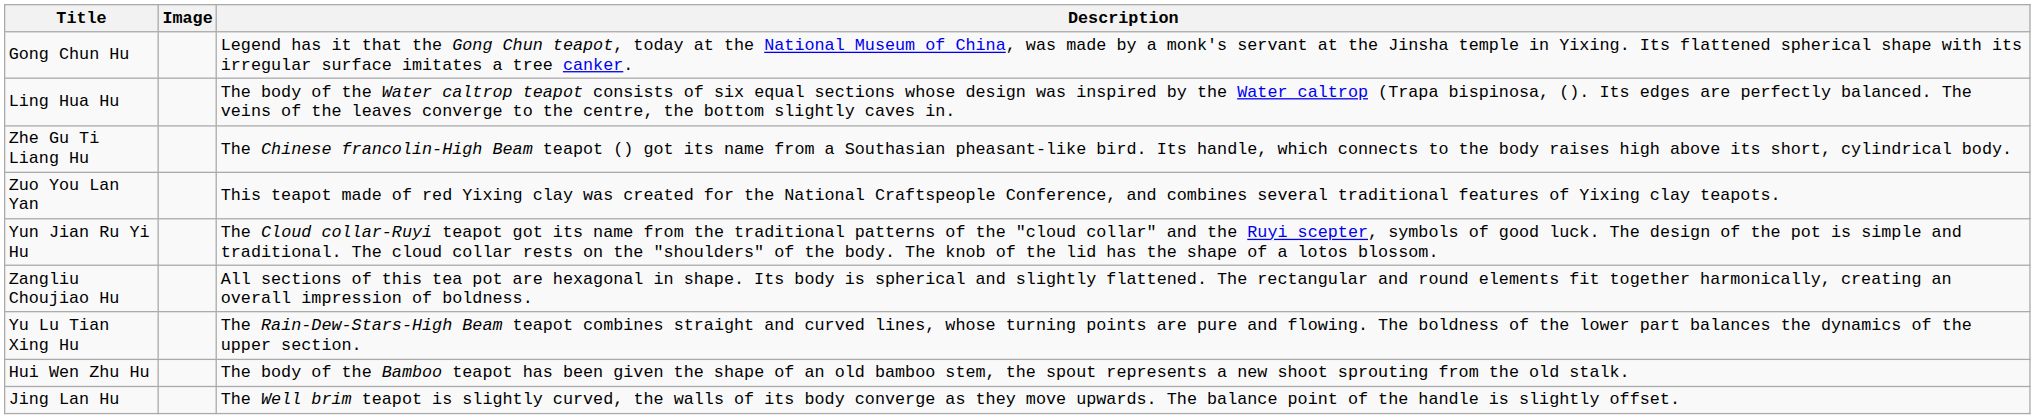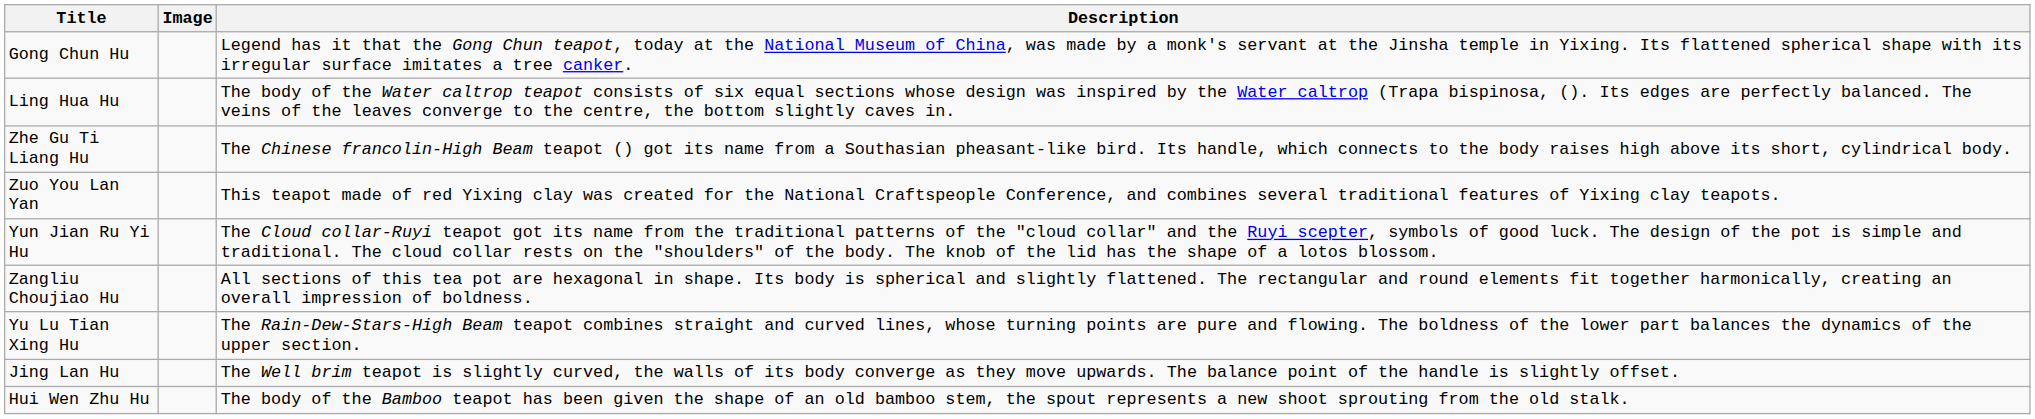rows swapped: (64, 400) <-> (79, 372)
